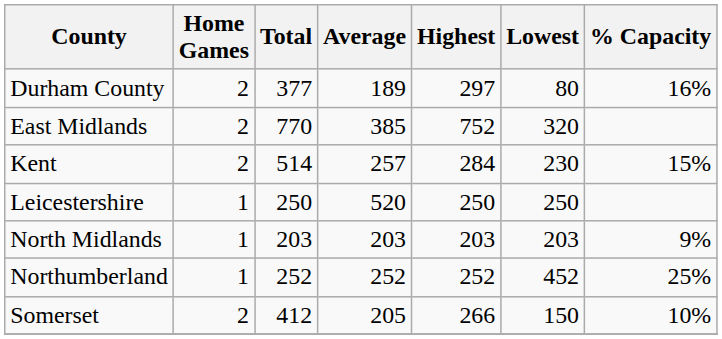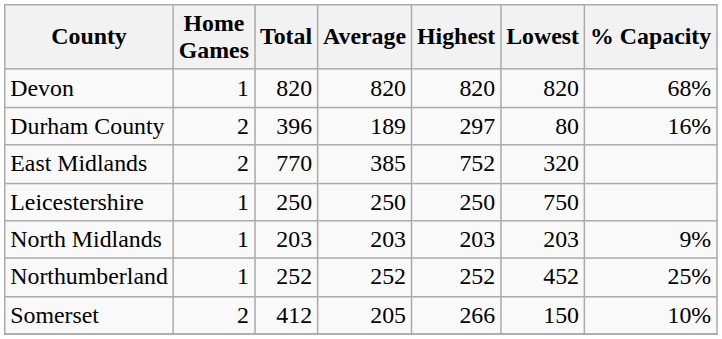+ row: (42, 88)
(294, 88) 377 -> (294, 125) 396
- row: (33, 163)
(388, 201) 520 -> (388, 201) 250
(561, 201) 250 -> (561, 201) 750
